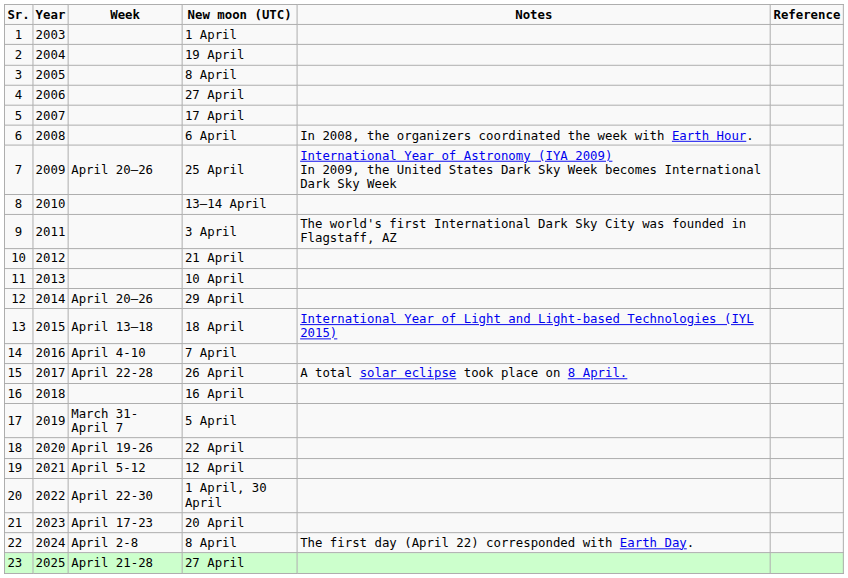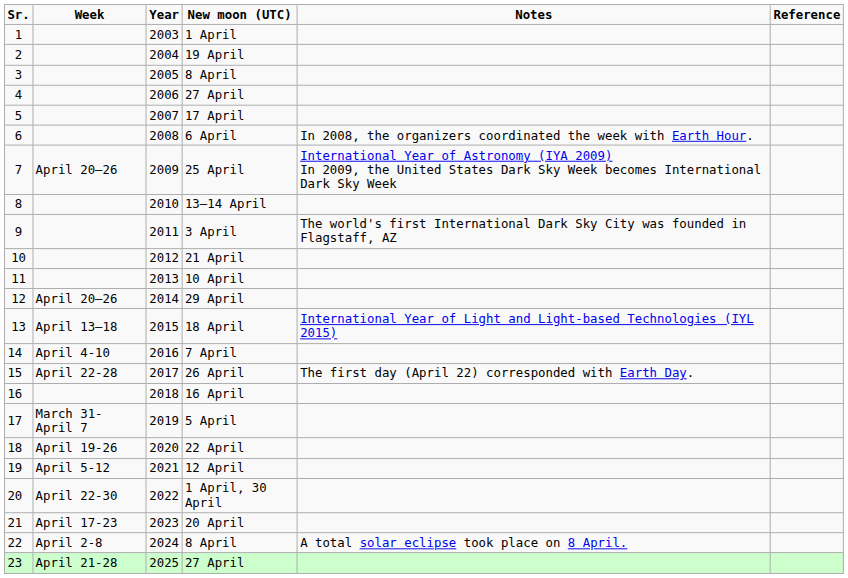columns swapped: (50, 15) <-> (125, 15)
(464, 373) A total solar eclipse took place on 8 April. -> (497, 373) The first day (April 22) corresponded with Earth Day.
(497, 543) The first day (April 22) corresponded with Earth Day. -> (464, 543) A total solar eclipse took place on 8 April.
